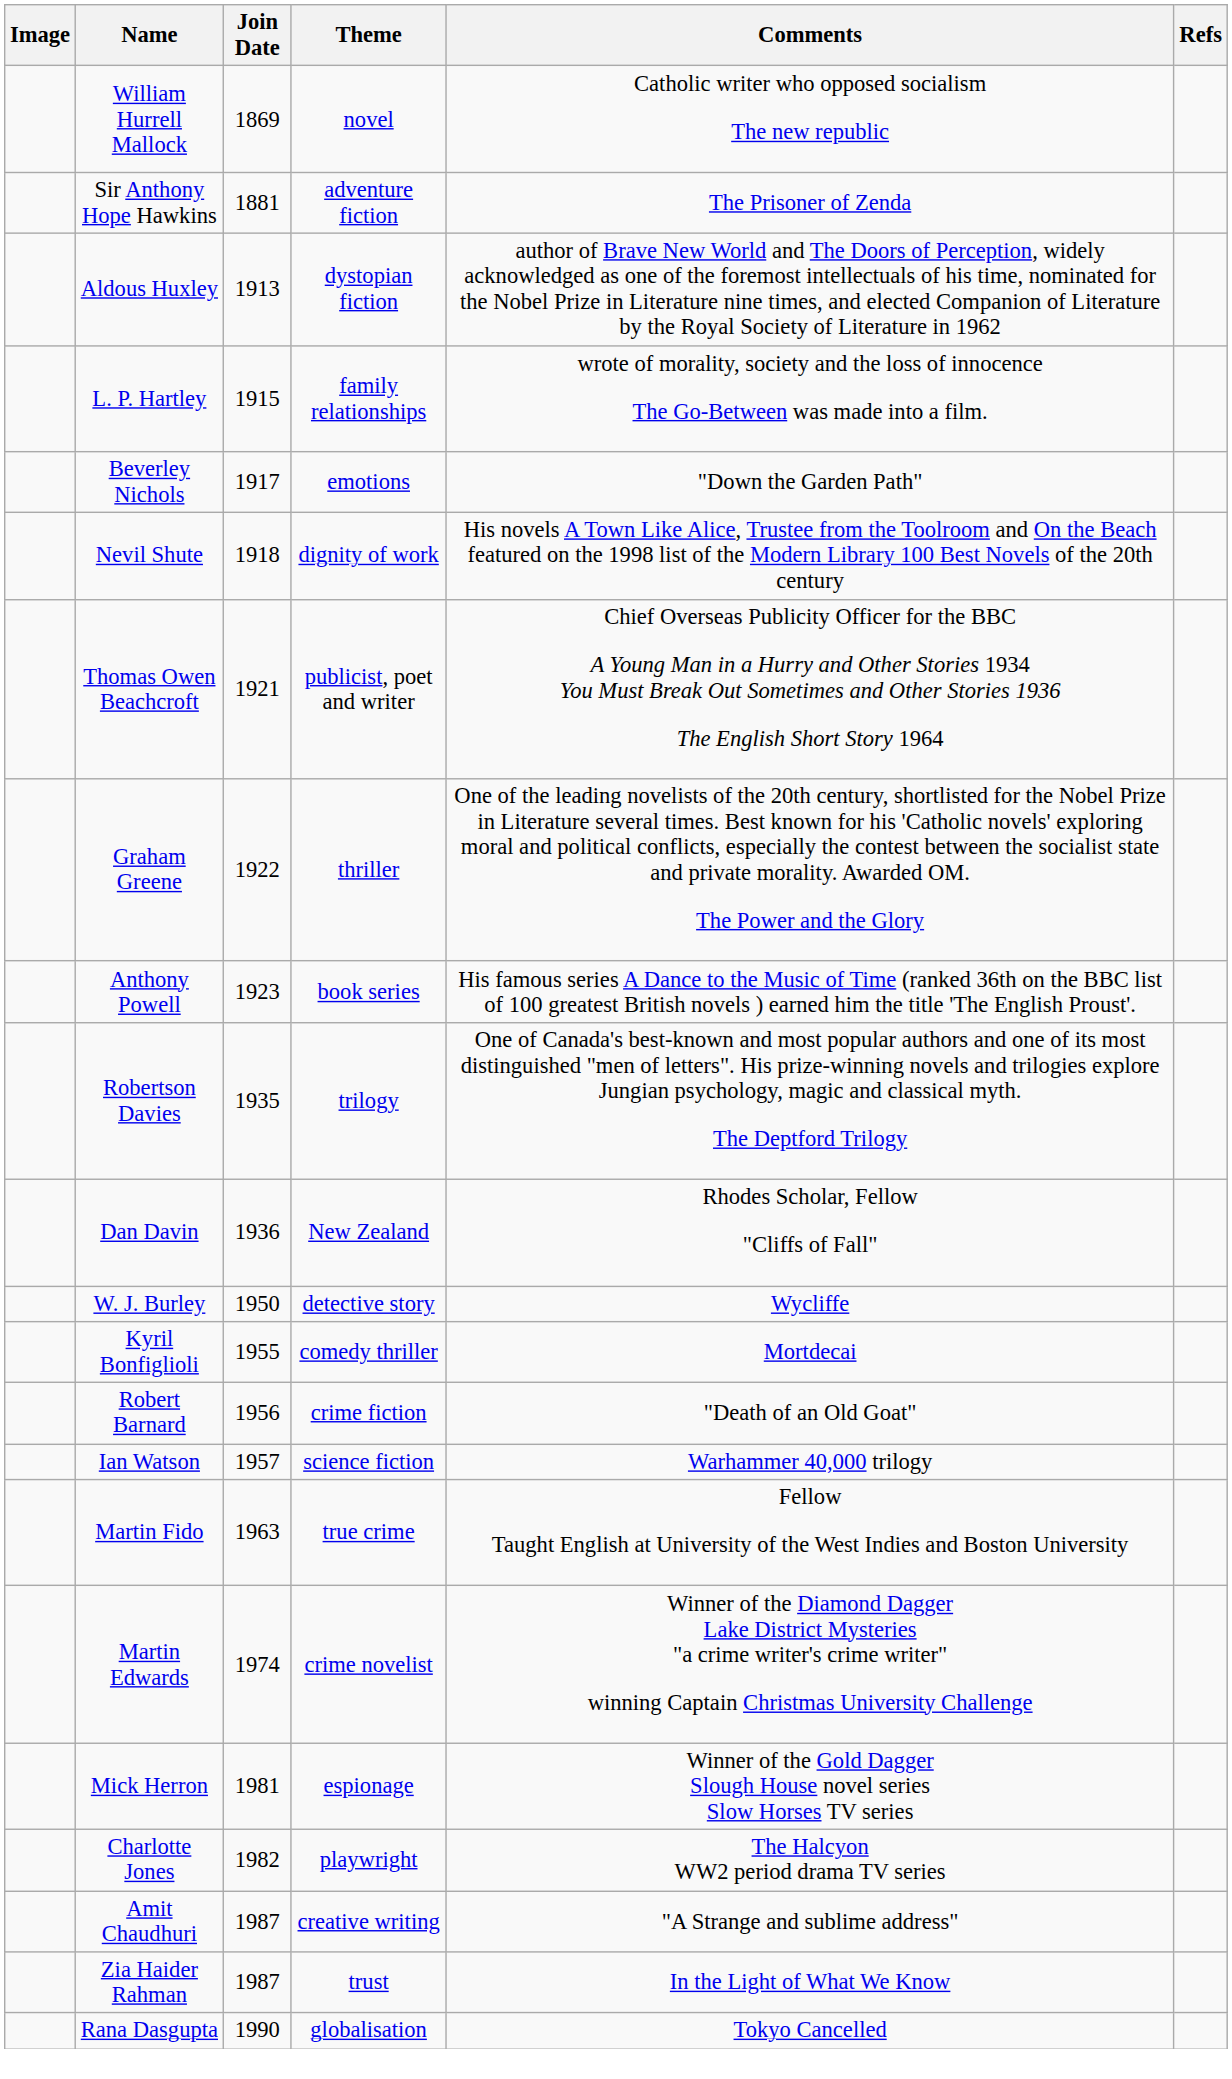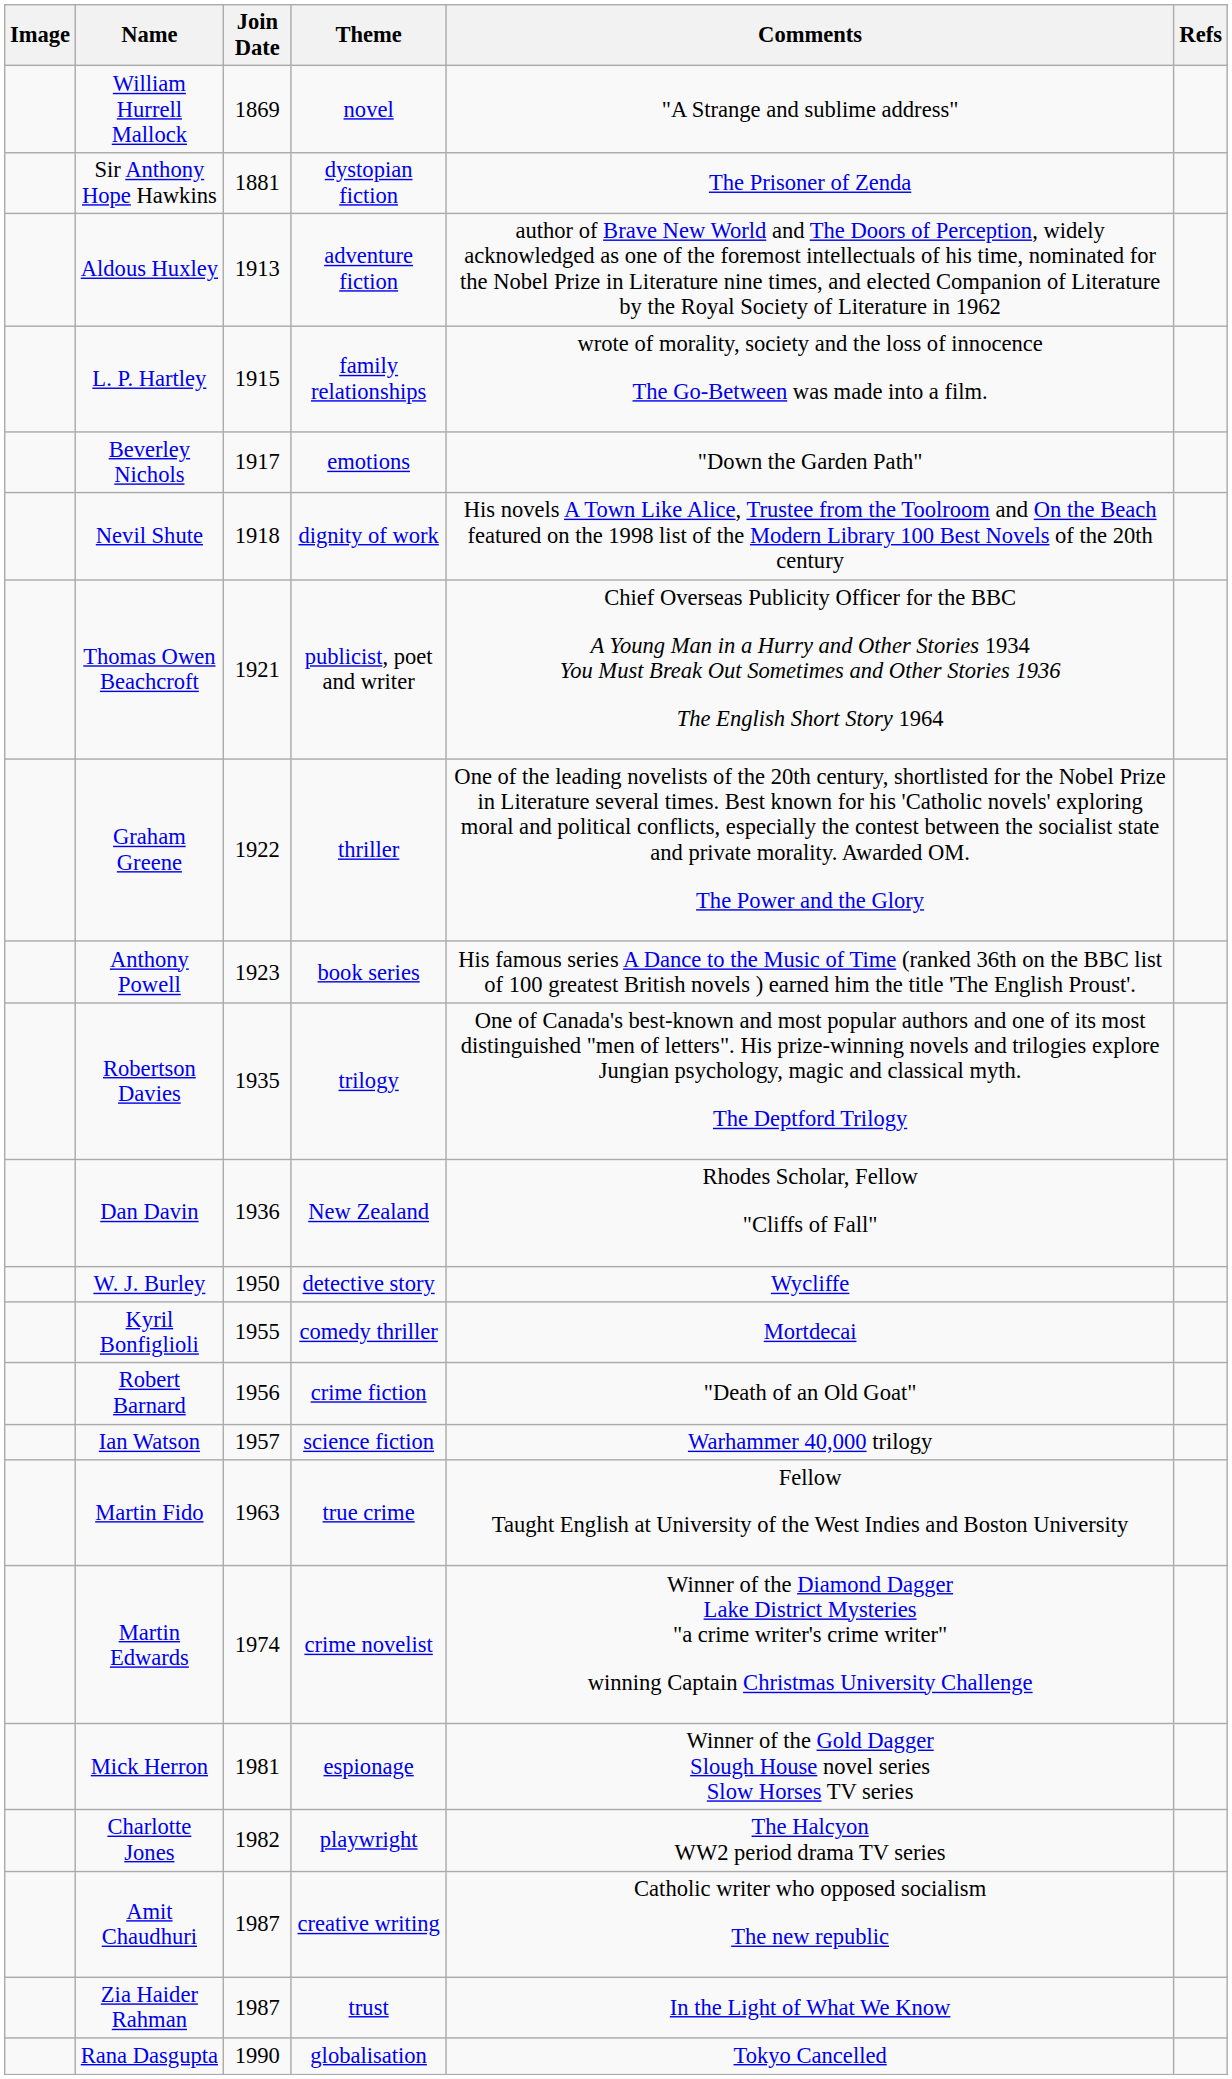(810, 108) Catholic writer who opposed socialism The new republic -> (810, 108) "A Strange and sublime address"
(369, 202) adventure fiction -> (369, 182) dystopian fiction
(369, 289) dystopian fiction -> (369, 269) adventure fiction
(810, 1920) "A Strange and sublime address" -> (810, 1913) Catholic writer who opposed socialism The new republic
